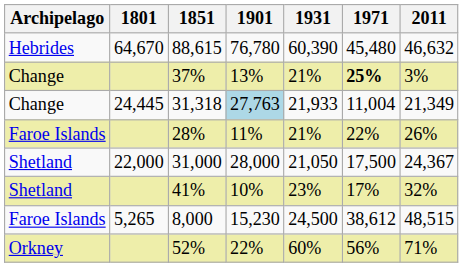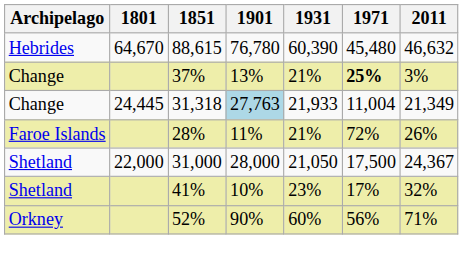(363, 133) 22% -> (363, 133) 72%
- row: (192, 219)
(247, 248) 22% -> (247, 219) 90%
